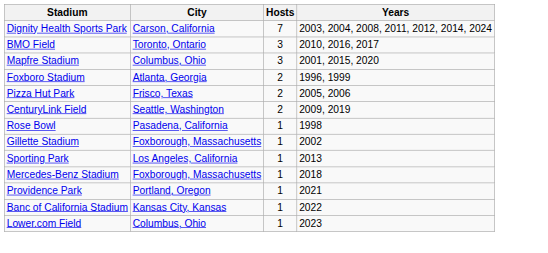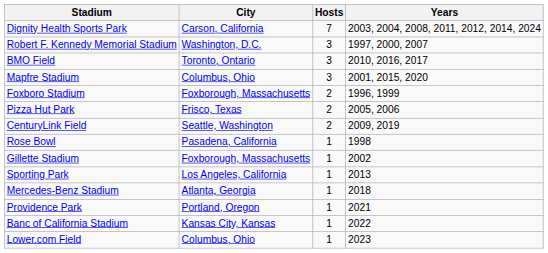+ row: (92, 45)
(170, 77) Atlanta, Georgia -> (246, 93) Foxborough, Massachusetts
(197, 175) Foxborough, Massachusetts -> (219, 191) Atlanta, Georgia
